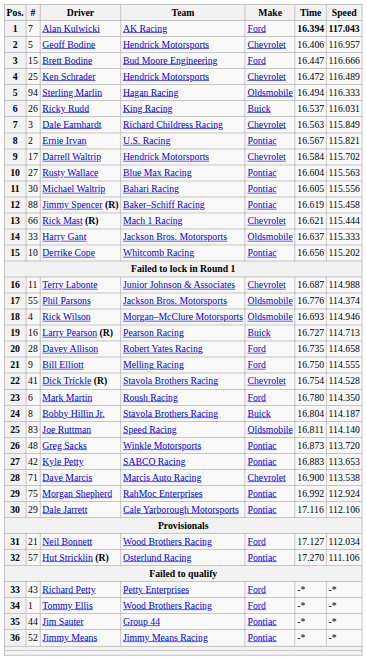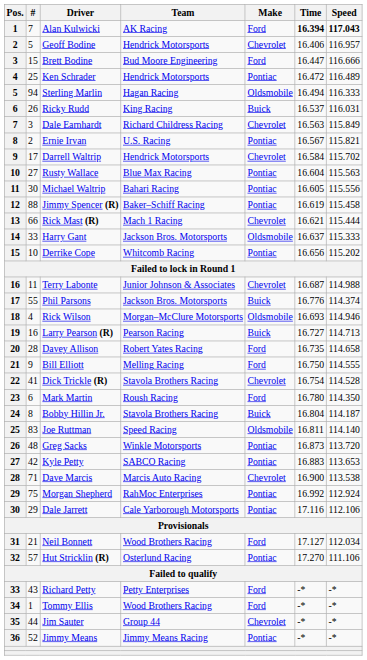(267, 76) Chevrolet -> (262, 76) Pontiac
(270, 301) Oldsmobile -> (259, 301) Buick
(262, 622) Pontiac -> (267, 622) Chevrolet
